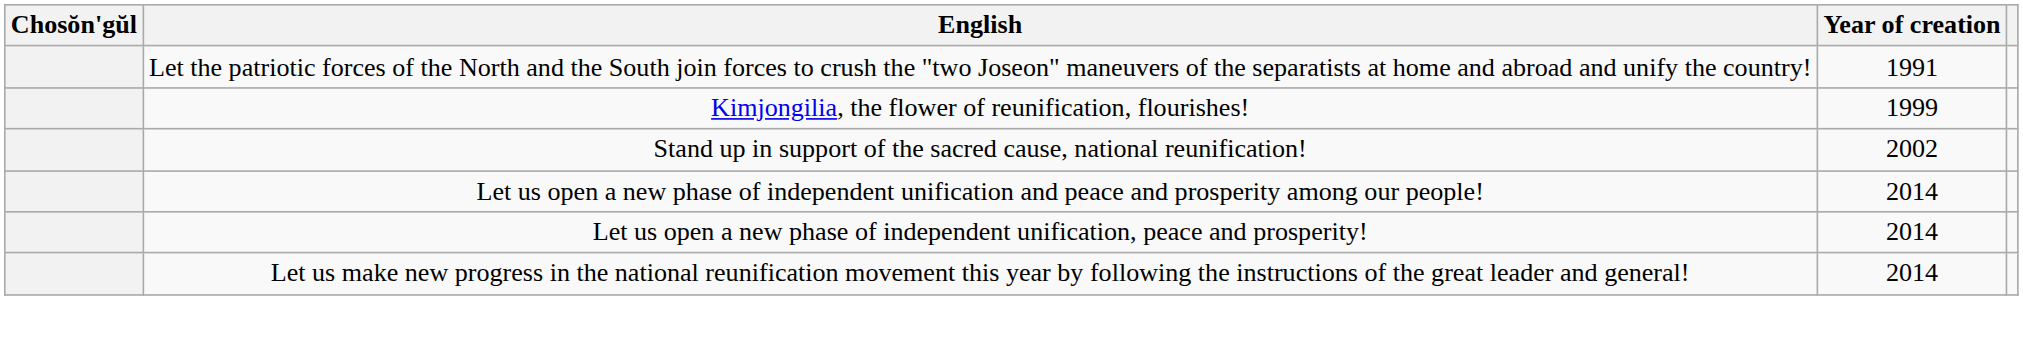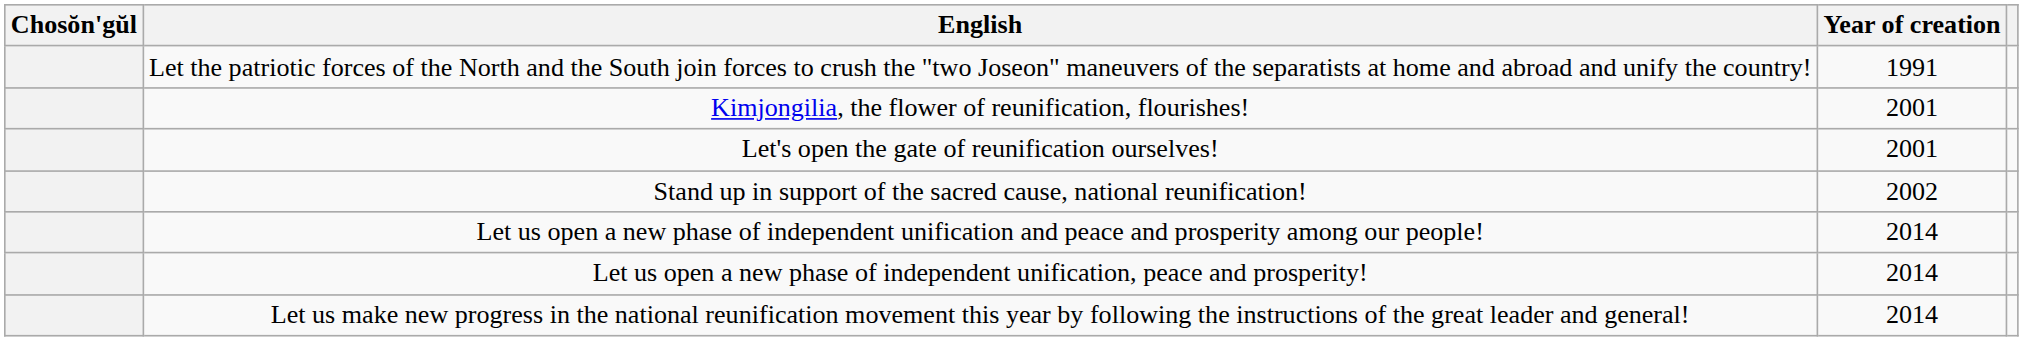(1912, 107) 1999 -> (1912, 107) 2001
+ row: (980, 149)
